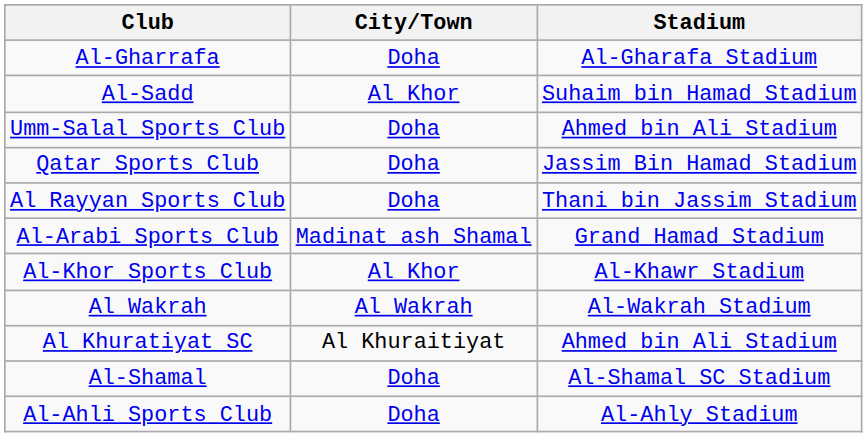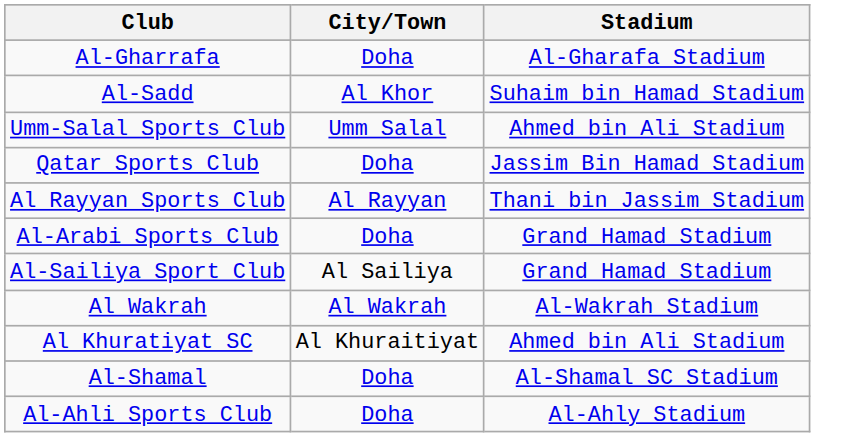(414, 129) Doha -> (387, 129) Umm Salal
(414, 201) Doha -> (387, 201) Al Rayyan
(414, 236) Madinat ash Shamal -> (387, 236) Doha
- row: (148, 272)
+ row: (148, 272)
